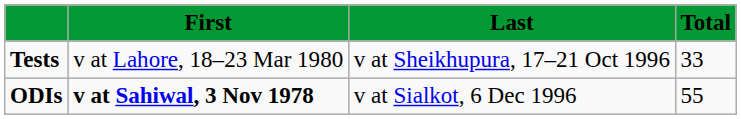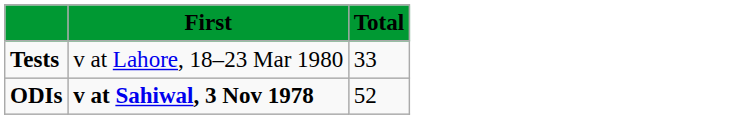- column: (512, 22)
(692, 95) 55 -> (365, 95) 52
